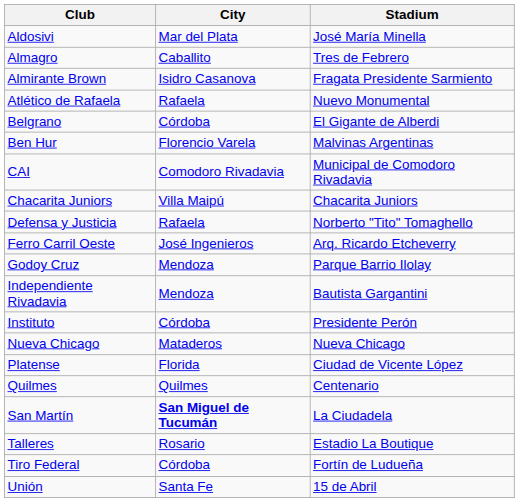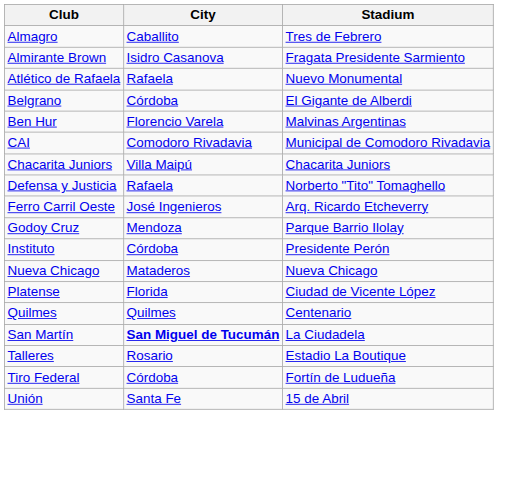- row: (31, 36)
- row: (50, 293)
